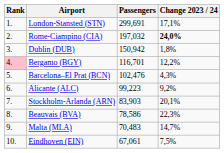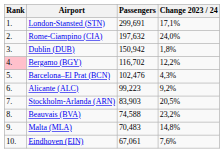(132, 36) 197,032 -> (132, 36) 197,632
(171, 36) bold -> (170, 36) normal
(132, 63) 116,701 -> (132, 63) 116,702
(170, 102) 20,1% -> (170, 102) 20,5%
(130, 115) 78,586 -> (130, 115) 74,588
(170, 115) 22,3% -> (170, 115) 23,2%
(170, 128) 14,7% -> (170, 128) 14,8%
(168, 141) 7,5% -> (168, 141) 7,6%
